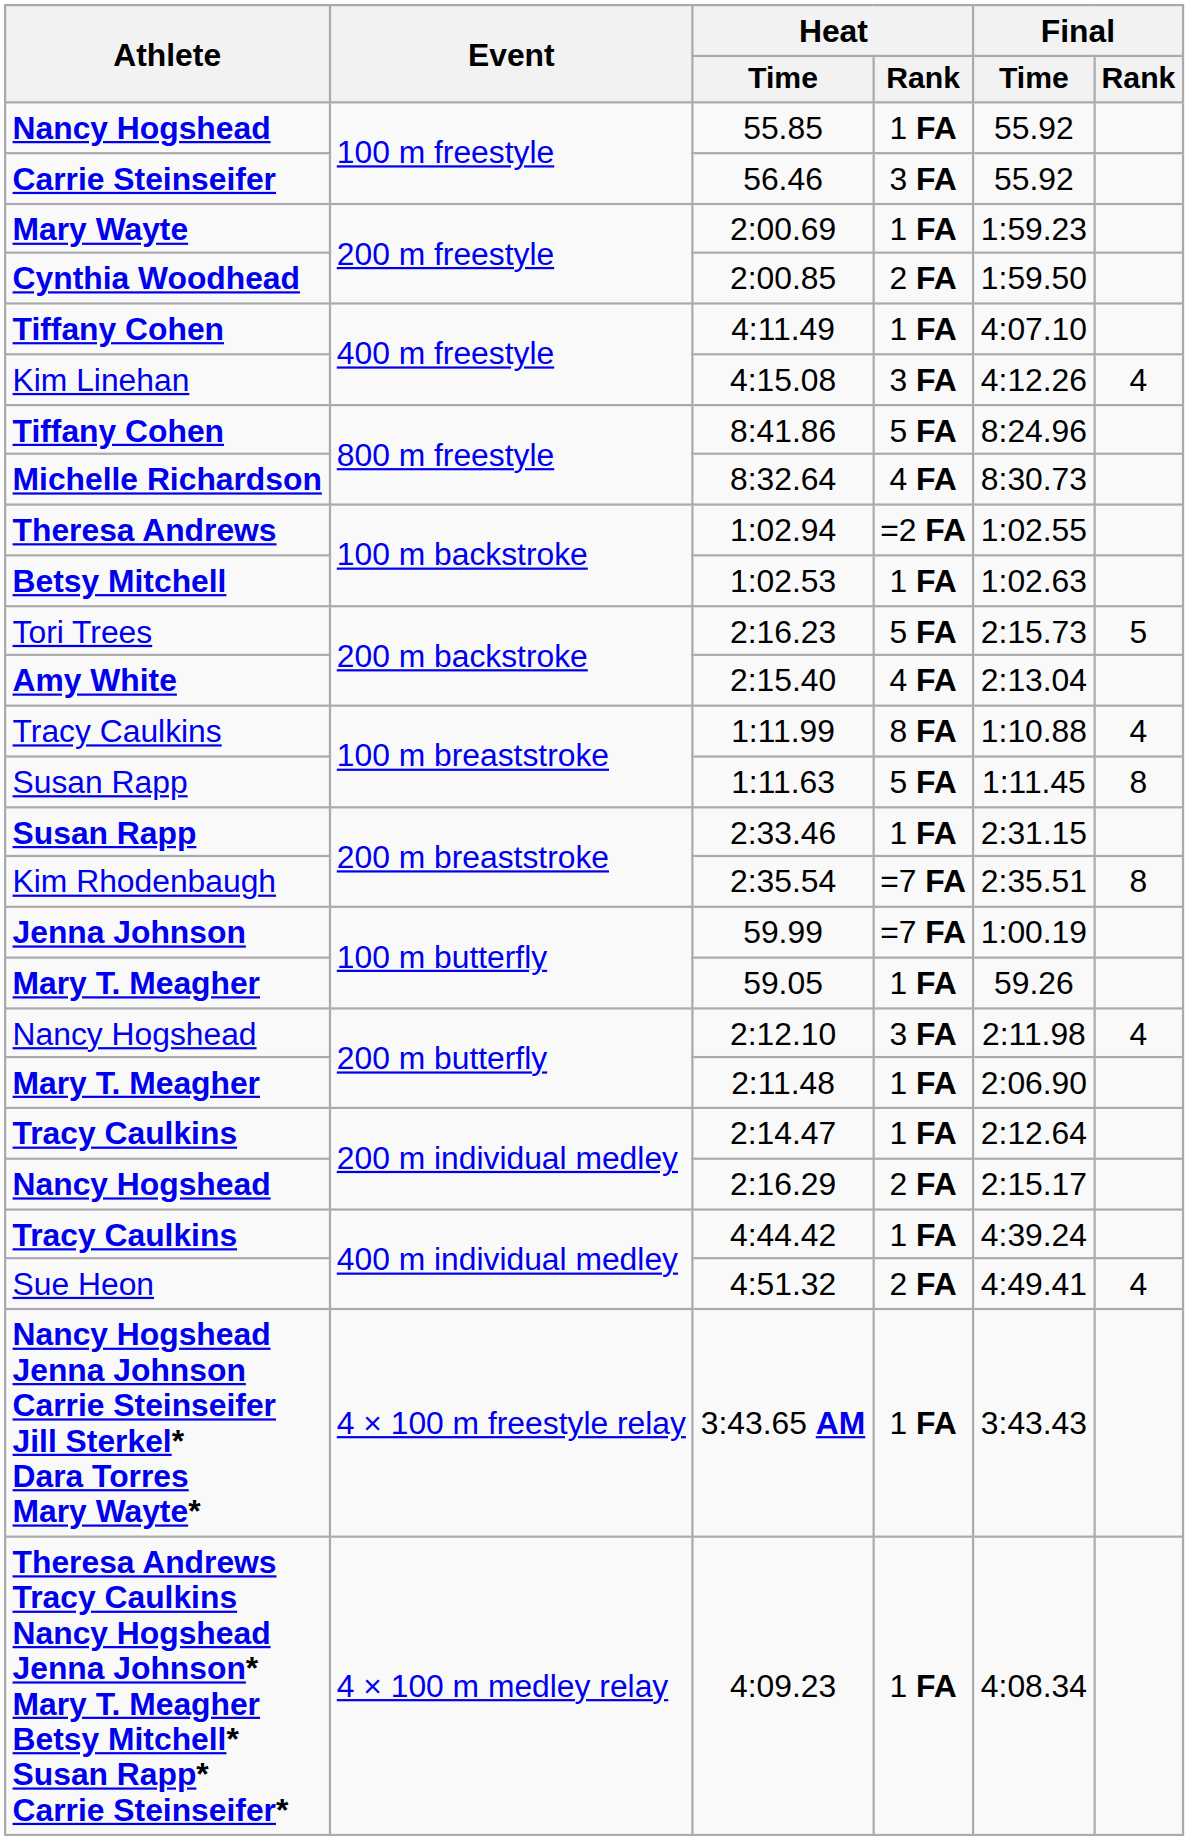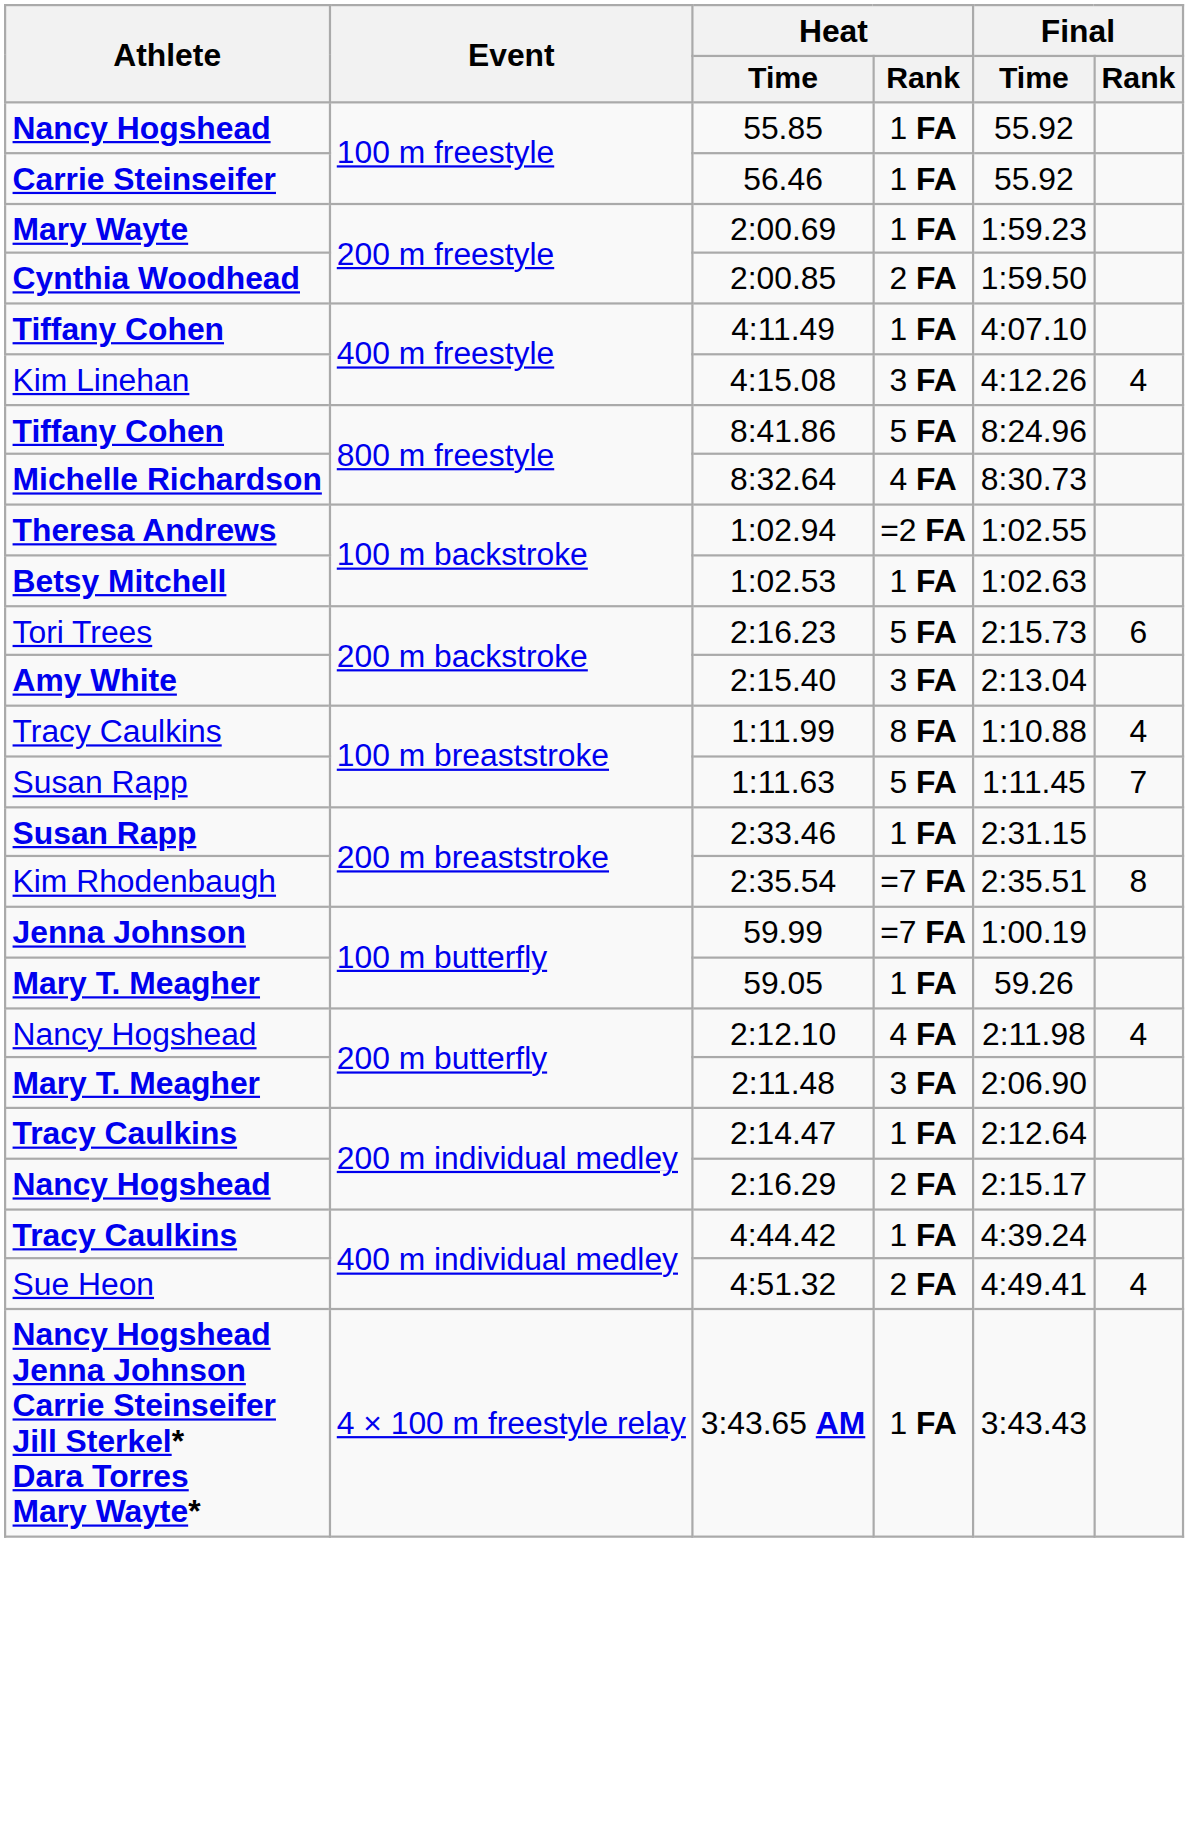(923, 179) 3 FA -> (923, 179) 1 FA
(1138, 631) 5 -> (1138, 631) 6
(923, 681) 4 FA -> (923, 681) 3 FA
(1138, 782) 8 -> (1138, 782) 7
(923, 1033) 3 FA -> (923, 1033) 4 FA
(923, 1084) 1 FA -> (923, 1084) 3 FA
- row: (783, 1686)
